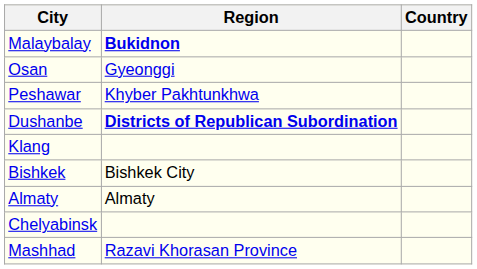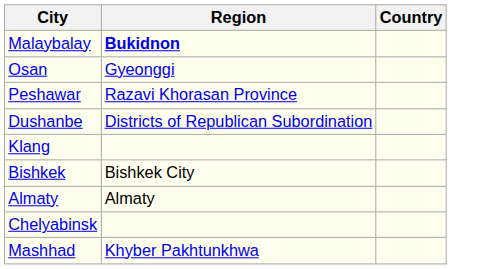(182, 95) Khyber Pakhtunkhwa -> (201, 95) Razavi Khorasan Province
(251, 121) bold -> (238, 121) normal
(201, 250) Razavi Khorasan Province -> (182, 250) Khyber Pakhtunkhwa
